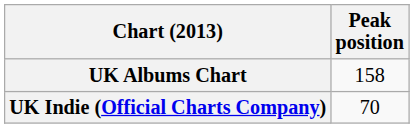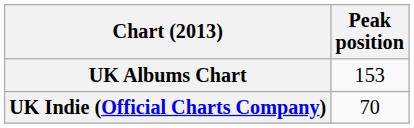(370, 75) 158 -> (370, 75) 153
